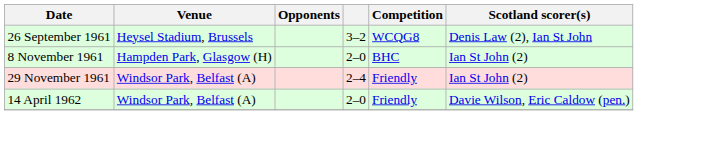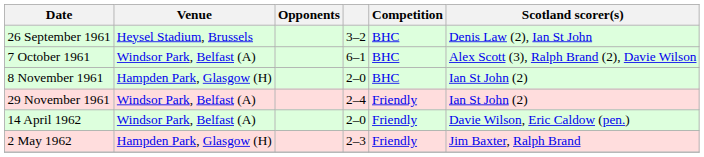(396, 36) WCQG8 -> (386, 36) BHC
+ row: (49, 57)
+ row: (40, 141)
